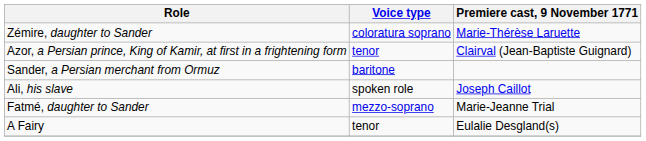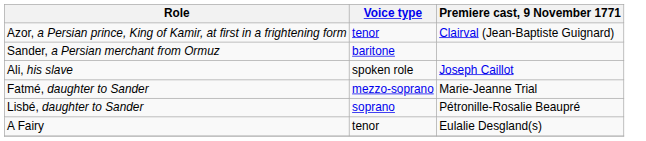- row: (79, 32)
+ row: (75, 107)
